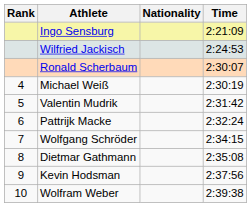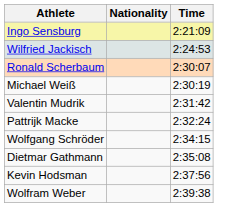- column: (21, 13)
